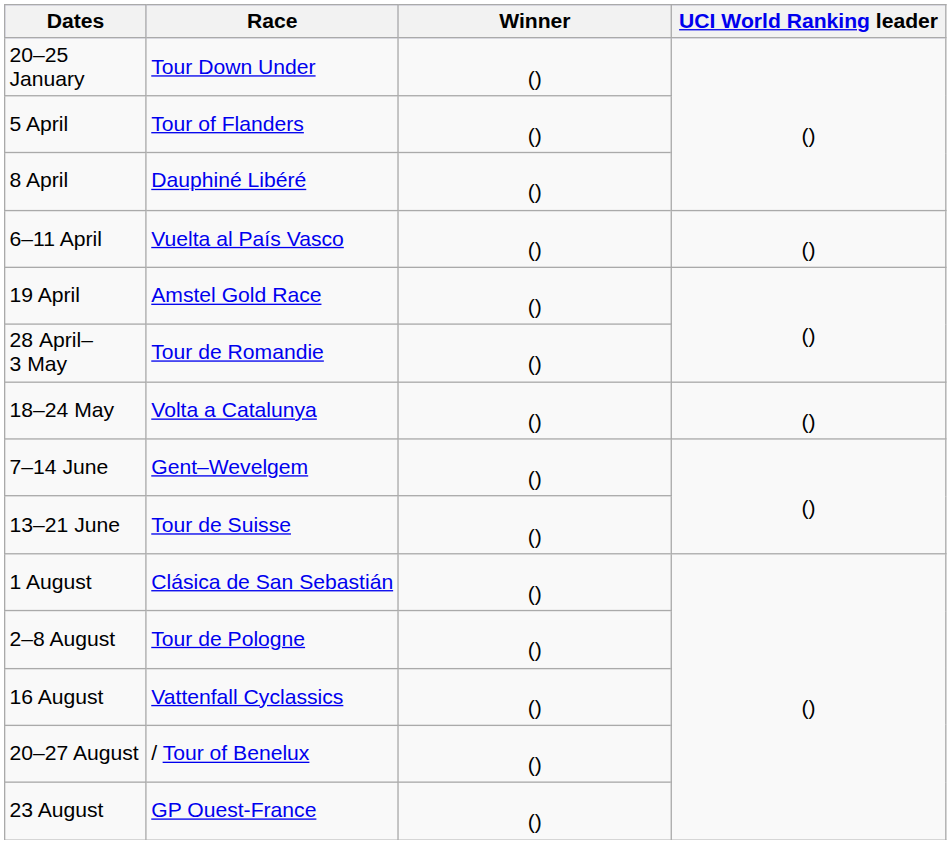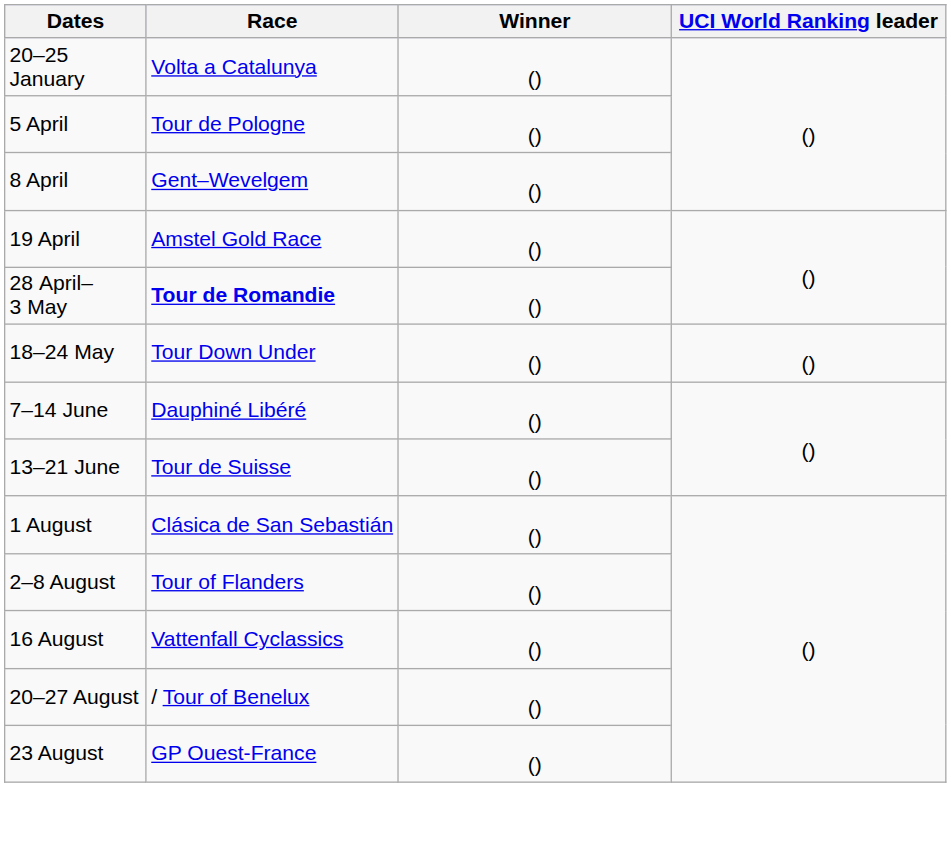(233, 66) Tour Down Under -> (234, 66) Volta a Catalunya
(228, 123) Tour of Flanders -> (228, 123) Tour de Pologne
(229, 181) Dauphiné Libéré -> (230, 181) Gent–Wevelgem
- row: (56, 238)
(238, 352) normal -> (243, 295) bold
(234, 410) Volta a Catalunya -> (233, 352) Tour Down Under
(230, 467) Gent–Wevelgem -> (229, 410) Dauphiné Libéré
(228, 639) Tour de Pologne -> (228, 581) Tour of Flanders
